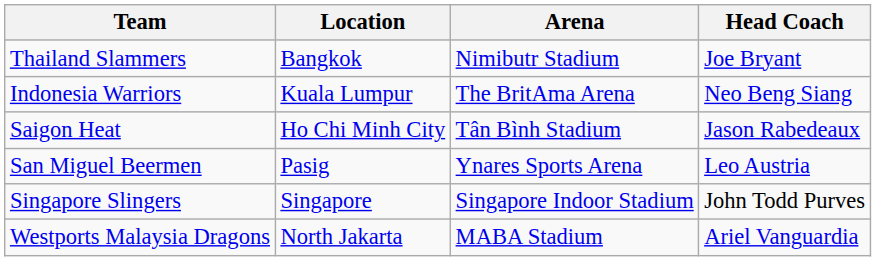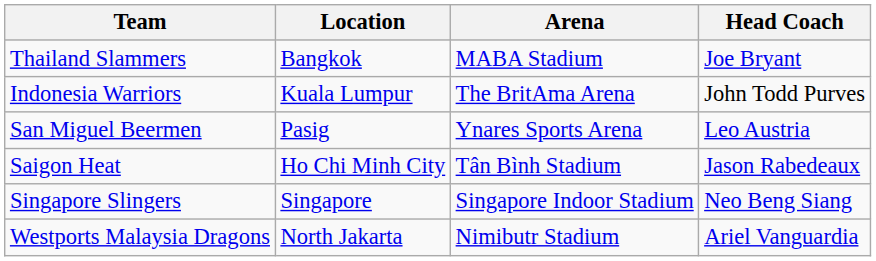(537, 58) Nimibutr Stadium -> (529, 58) MABA Stadium
(778, 93) Neo Beng Siang -> (785, 93) John Todd Purves
rows swapped: (65, 129) <-> (106, 165)
(785, 201) John Todd Purves -> (778, 201) Neo Beng Siang
(529, 237) MABA Stadium -> (537, 237) Nimibutr Stadium
